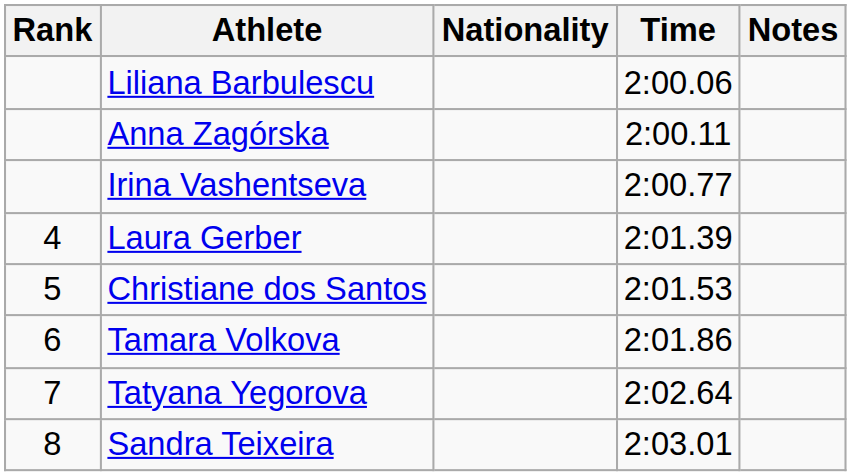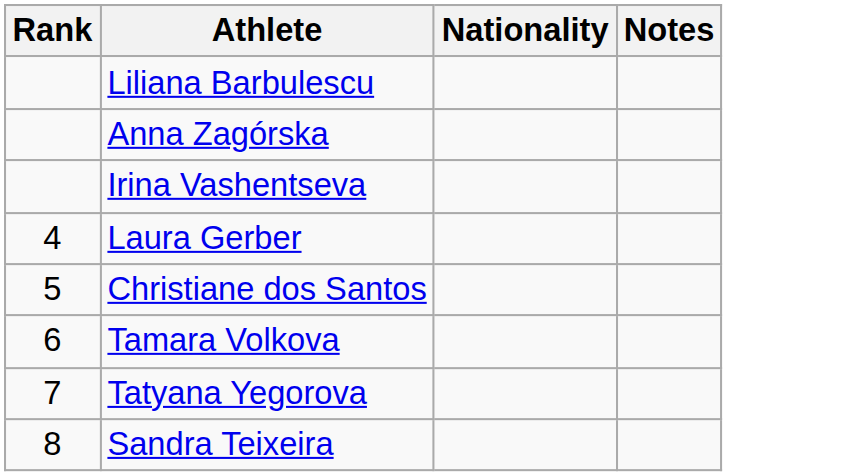- column: (678, 30)
